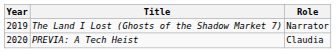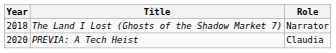(17, 26) 2019 -> (17, 26) 2018
